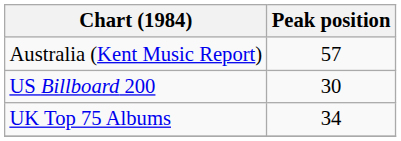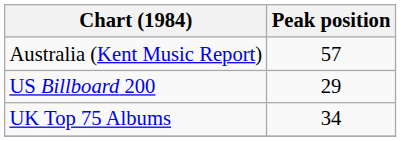(331, 86) 30 -> (331, 86) 29
